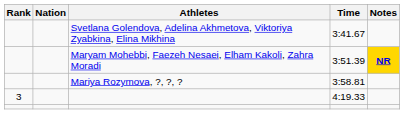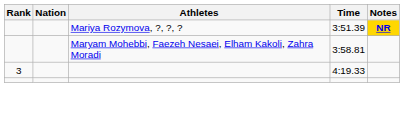- row: (349, 33)
(192, 60) Maryam Mohebbi, Faezeh Nesaei, Elham Kakoli, Zahra Moradi -> (127, 28) Mariya Rozymova, ?, ?, ?
(127, 81) Mariya Rozymova, ?, ?, ? -> (192, 49) Maryam Mohebbi, Faezeh Nesaei, Elham Kakoli, Zahra Moradi
